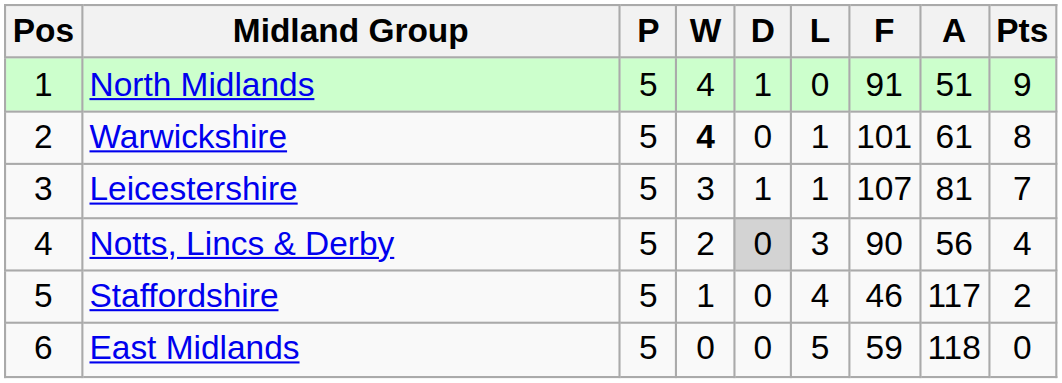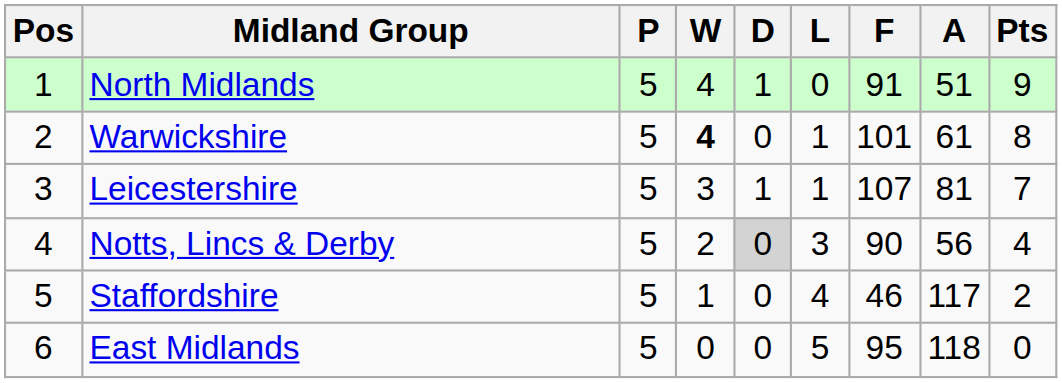(884, 349) 59 -> (884, 349) 95
